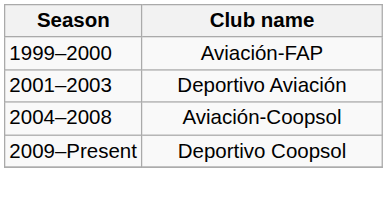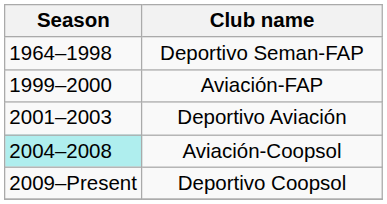+ row: (262, 53)
(61, 118) no background -> (61, 150) paleturquoise background
